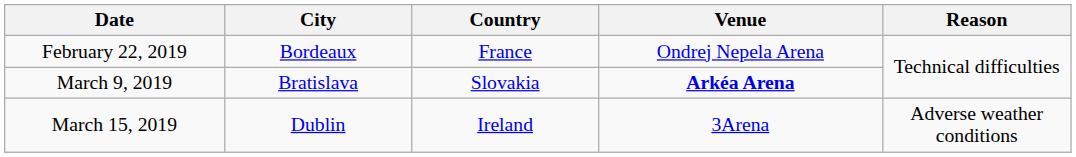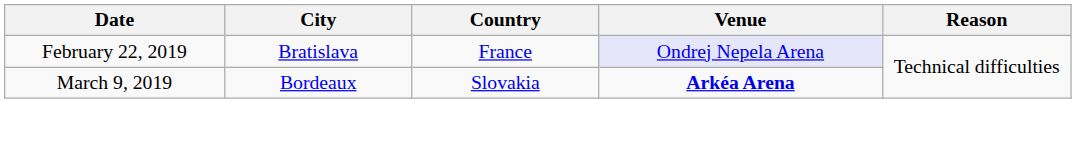(318, 51) Bordeaux -> (318, 51) Bratislava
(740, 51) no background -> (740, 51) lavender background
(318, 82) Bratislava -> (318, 82) Bordeaux
- row: (114, 124)
